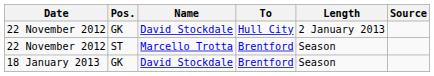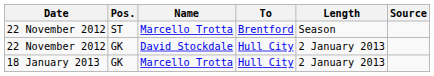rows swapped: (56, 30) <-> (56, 46)
(187, 63) David Stockdale -> (187, 63) Marcello Trotta
(266, 63) Brentford -> (266, 63) Hull City
(317, 63) Season -> (342, 63) 2 January 2013
